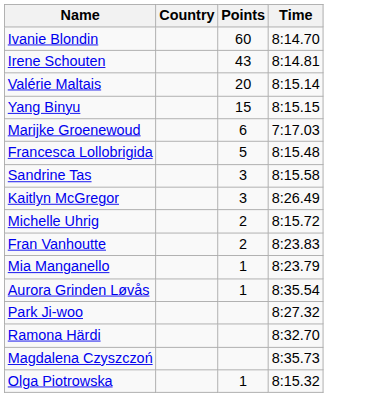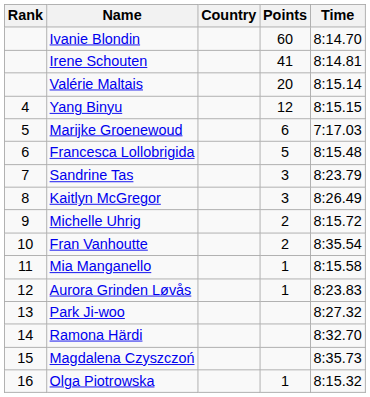+ column: (25, 15)
(243, 61) 43 -> (285, 61) 41
(243, 107) 15 -> (285, 107) 12
(296, 175) 8:15.58 -> (338, 175) 8:23.79
(296, 244) 8:23.83 -> (338, 244) 8:35.54
(296, 267) 8:23.79 -> (338, 267) 8:15.58
(296, 289) 8:35.54 -> (338, 289) 8:23.83
